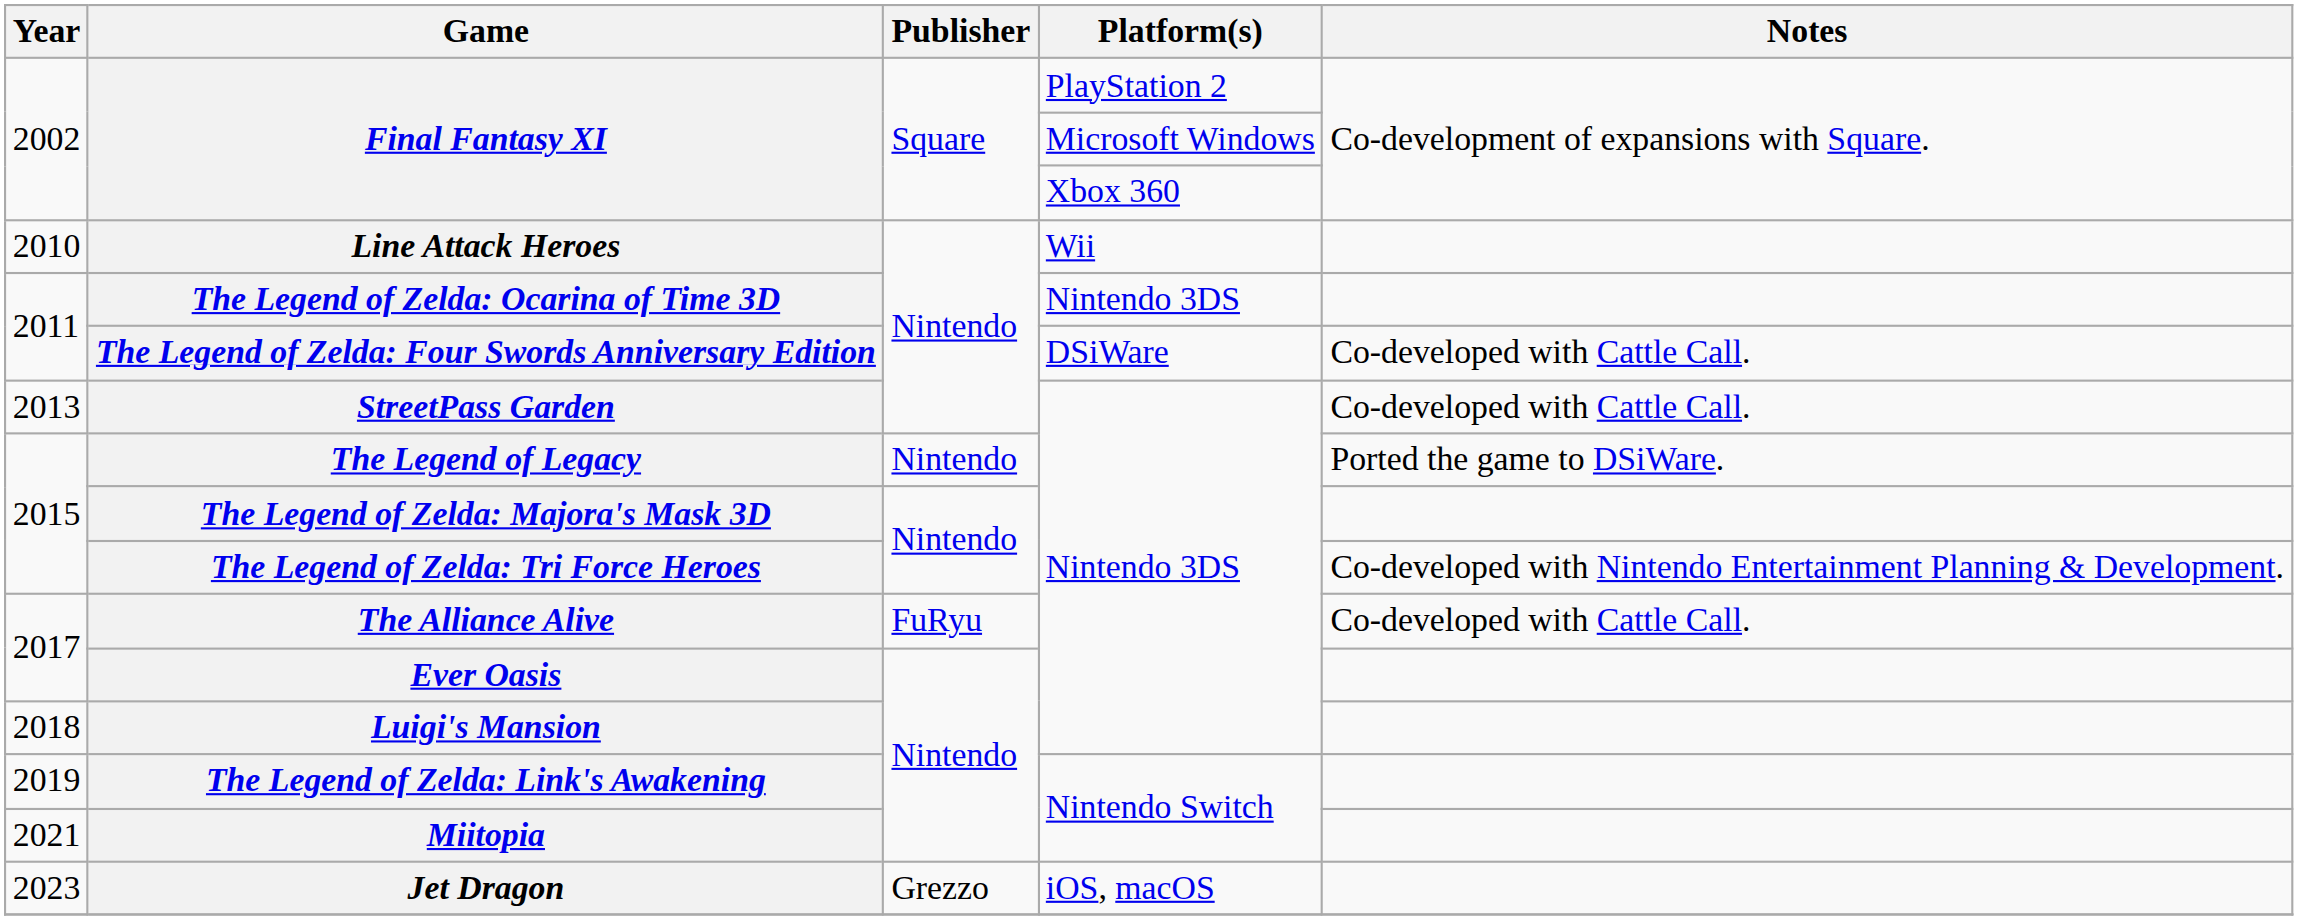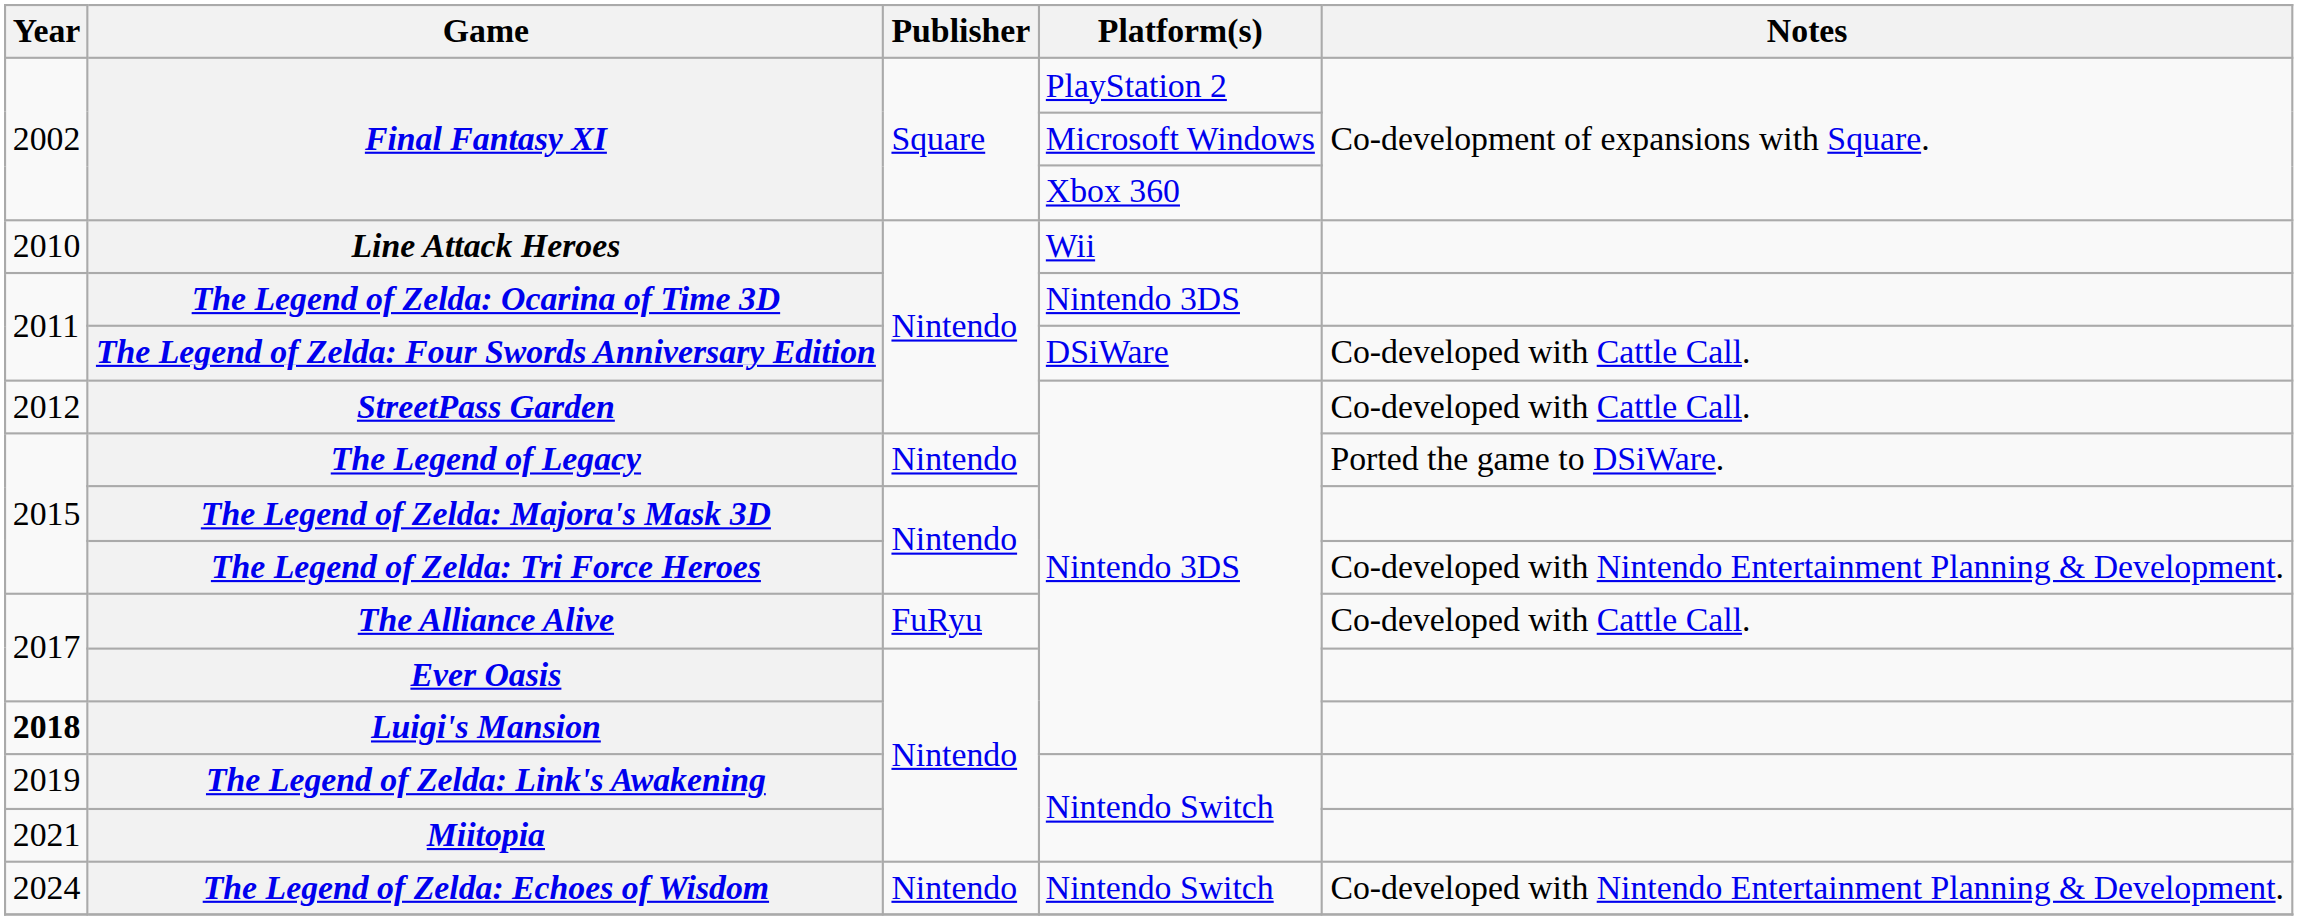(47, 406) 2013 -> (47, 406) 2012
(47, 727) normal -> (47, 727) bold
- row: (486, 887)
+ row: (486, 887)
